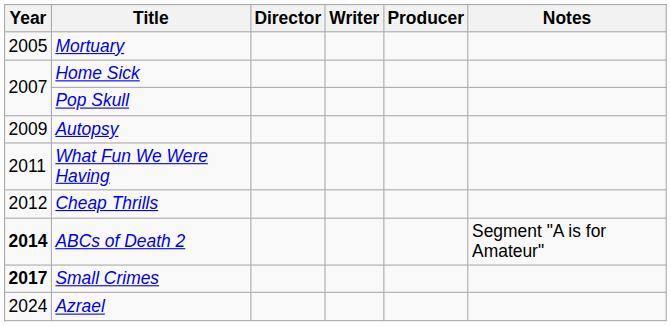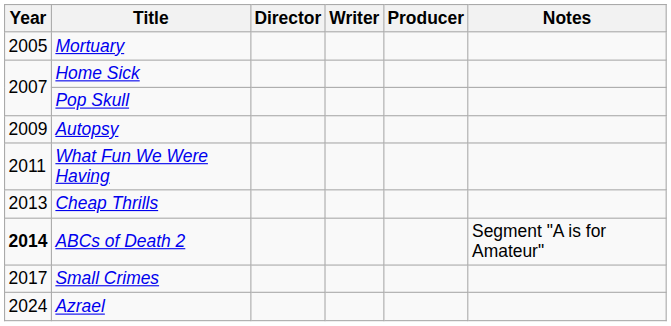(28, 203) 2012 -> (28, 203) 2013
(28, 278) bold -> (28, 278) normal
